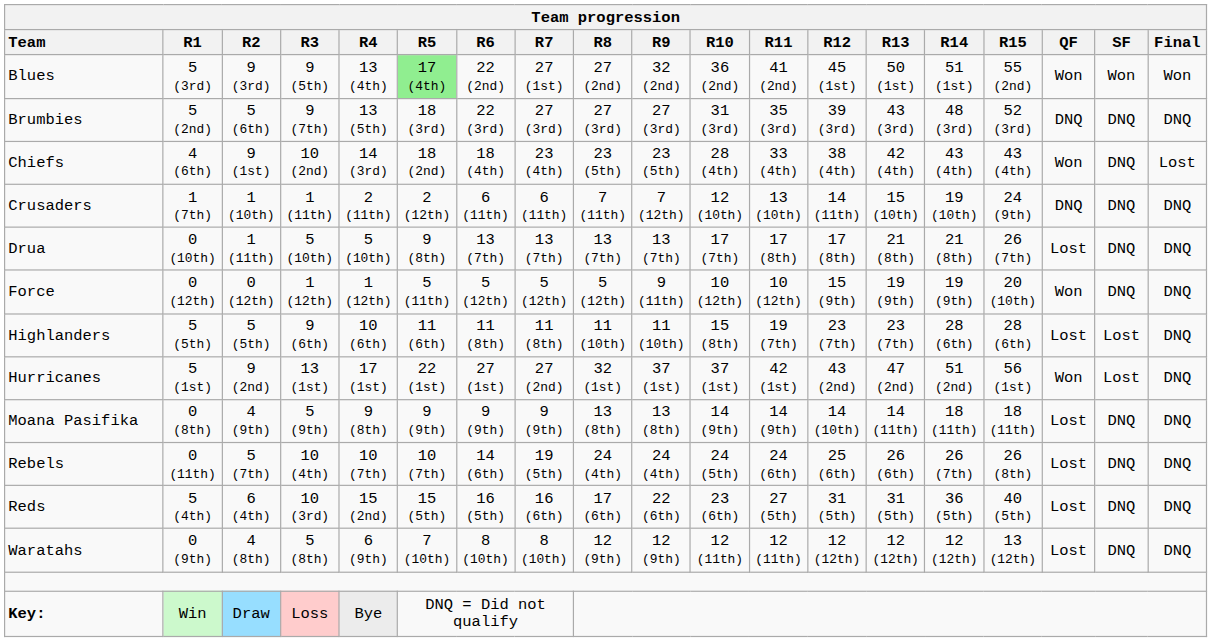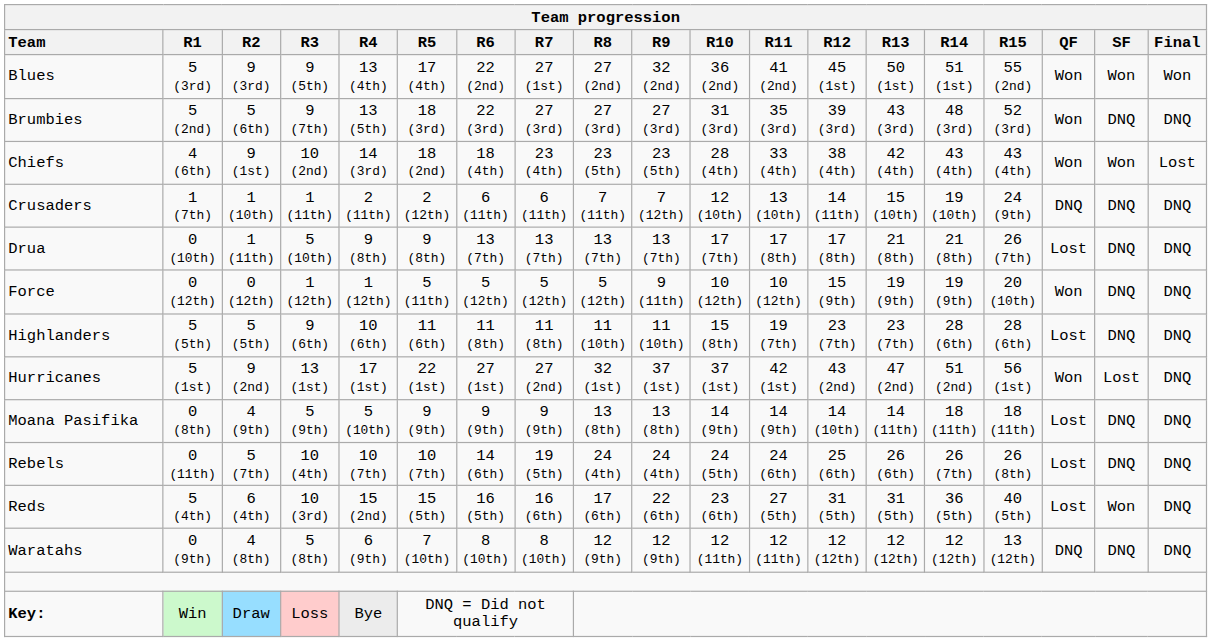(427, 76) lightgreen background -> (427, 76) no background
(1069, 120) DNQ -> (1069, 120) Won
(1121, 163) DNQ -> (1121, 163) Won
(368, 248) 5 (10th) -> (368, 248) 9 (8th)
(1121, 335) Lost -> (1121, 335) DNQ
(368, 420) 9 (8th) -> (368, 420) 5 (10th)
(1121, 507) DNQ -> (1121, 507) Won
(1069, 550) Lost -> (1069, 550) DNQ
